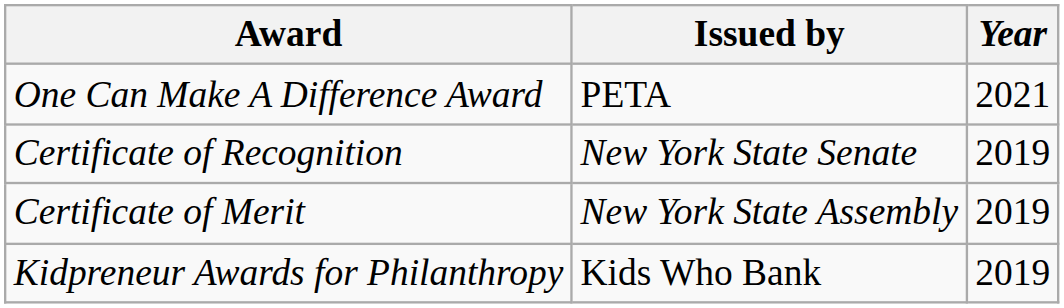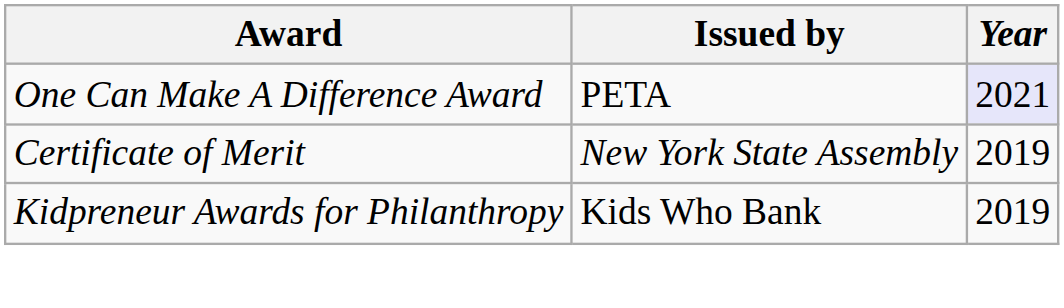(1013, 93) no background -> (1013, 93) lavender background
- row: (208, 152)
